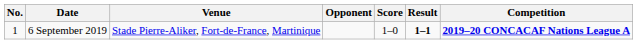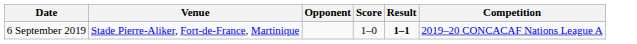- column: (15, 13)
(536, 30) bold -> (512, 30) normal
